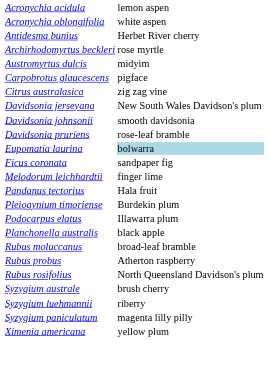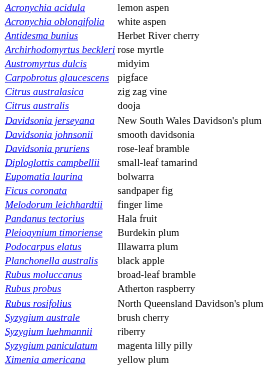+ row: (37, 106)
+ row: (52, 162)
(136, 148) lightblue background -> (136, 176) no background
